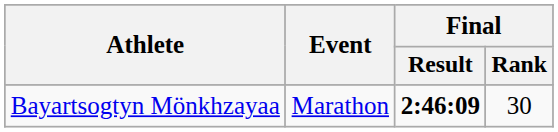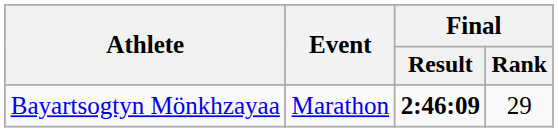(519, 105) 30 -> (519, 105) 29
